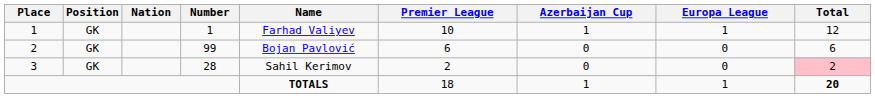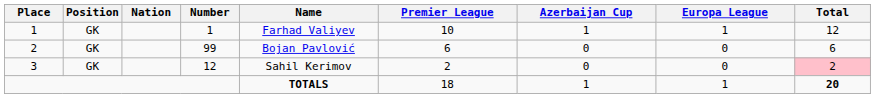(210, 67) 28 -> (210, 67) 12
